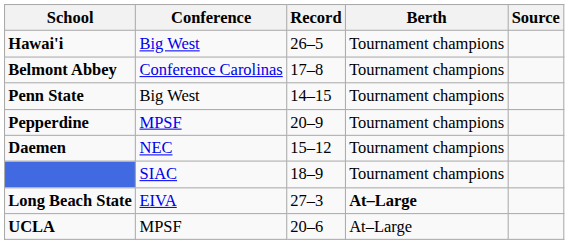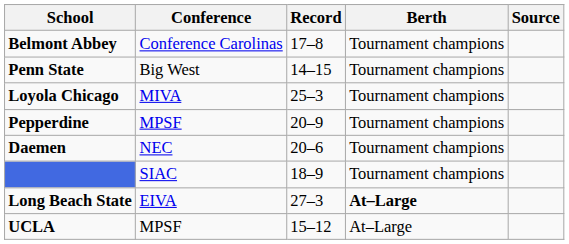- row: (36, 43)
+ row: (63, 95)
(311, 148) 15–12 -> (307, 148) 20–6
(307, 226) 20–6 -> (311, 226) 15–12
